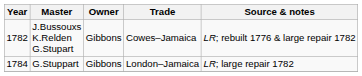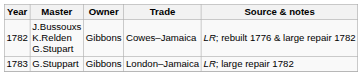(17, 64) 1784 -> (17, 64) 1783
